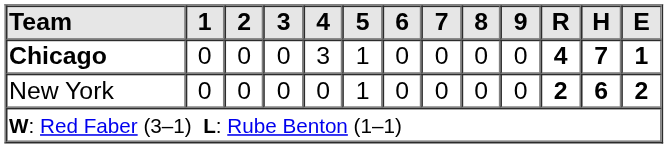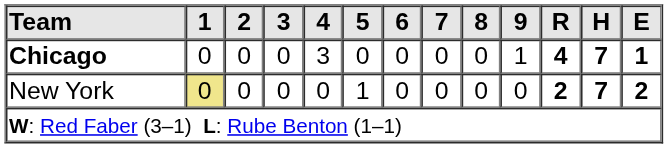(363, 56) 1 -> (363, 56) 0
(521, 56) 0 -> (521, 56) 1
(205, 90) no background -> (205, 90) khaki background
(601, 90) 6 -> (601, 90) 7
